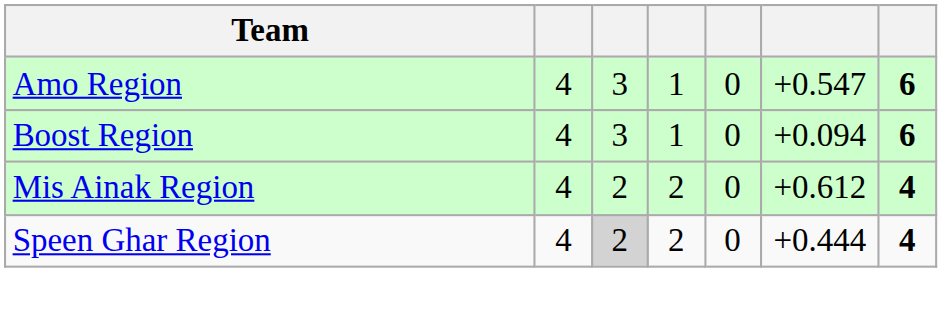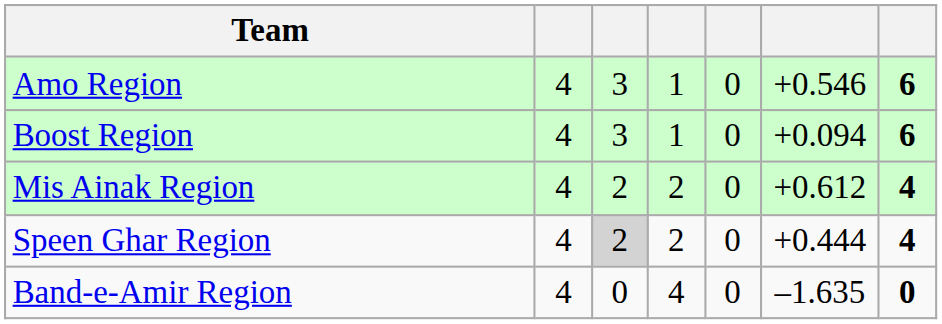(820, 82) +0.547 -> (820, 82) +0.546
+ row: (152, 291)
